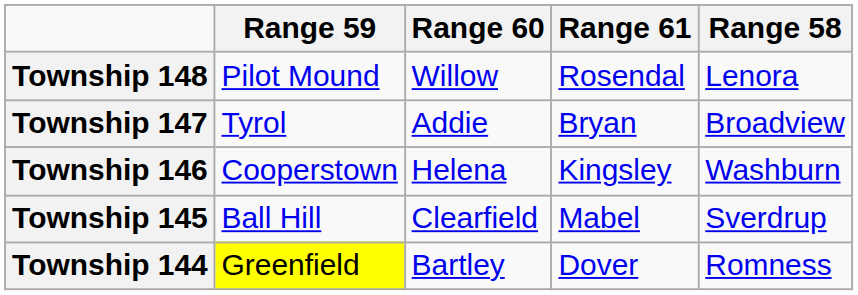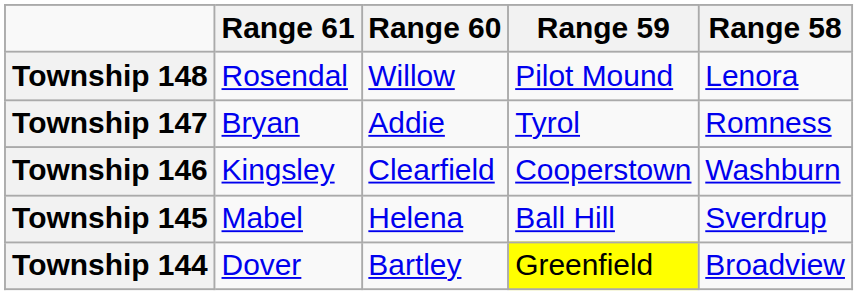columns swapped: (625, 28) <-> (310, 28)
(775, 123) Broadview -> (768, 123) Romness
(459, 170) Helena -> (432, 170) Clearfield
(475, 218) Clearfield -> (416, 218) Helena
(768, 265) Romness -> (775, 265) Broadview
